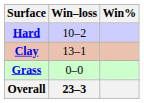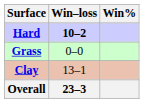(74, 32) normal -> (74, 32) bold
rows swapped: (27, 51) <-> (27, 70)
